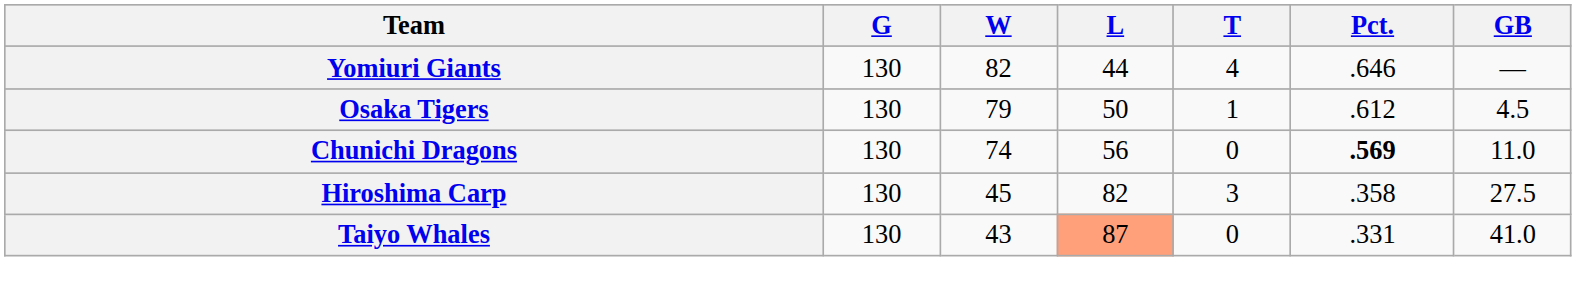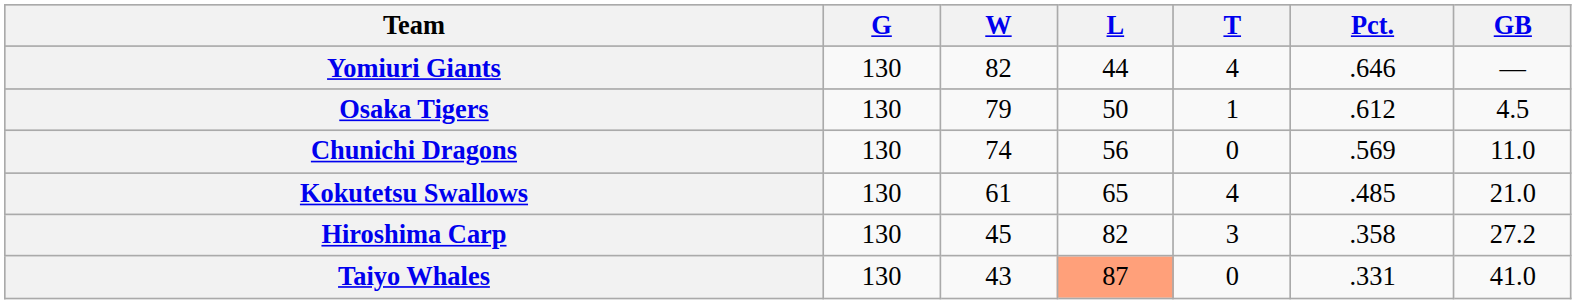(1372, 151) bold -> (1372, 151) normal
+ row: (414, 192)
(1513, 192) 27.5 -> (1513, 234) 27.2
